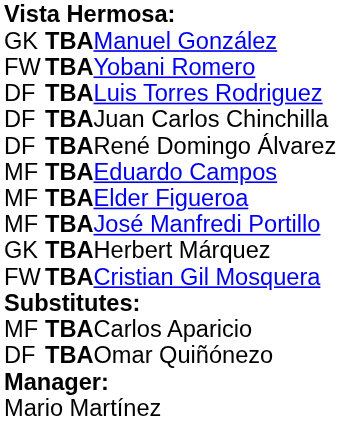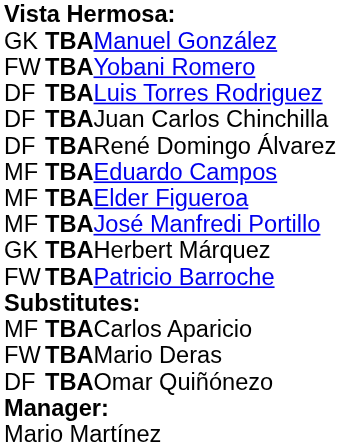+ row: (184, 277)
- row: (207, 277)
+ row: (158, 355)
